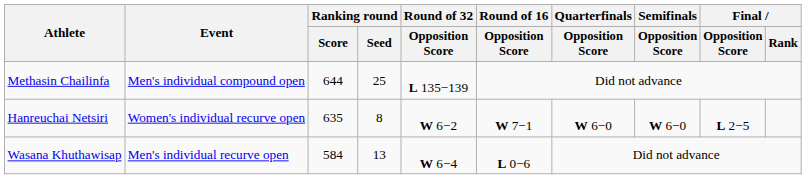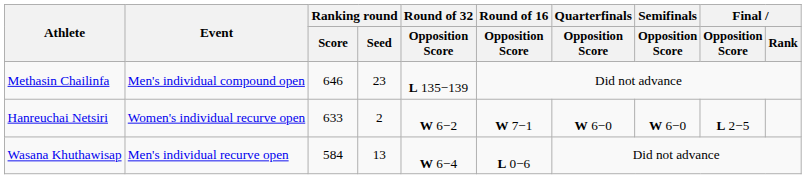(333, 80) 644 -> (333, 80) 646
(379, 80) 25 -> (379, 80) 23
(333, 118) 635 -> (333, 118) 633
(379, 118) 8 -> (379, 118) 2
